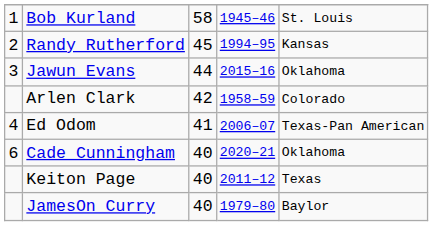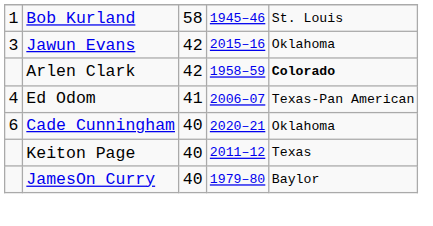- row: (106, 45)
(203, 72) 44 -> (193, 45) 42
(313, 99) normal -> (304, 72) bold
